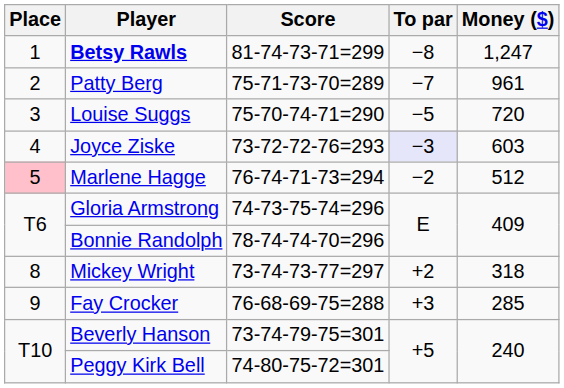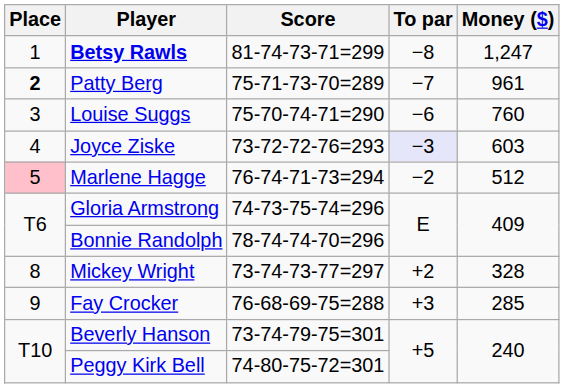(35, 83) normal -> (35, 83) bold
(423, 114) −5 -> (423, 114) −6
(508, 114) 720 -> (508, 114) 760
(508, 271) 318 -> (508, 271) 328
